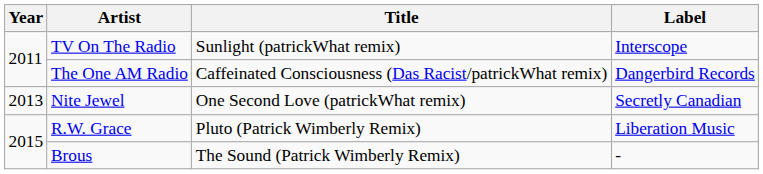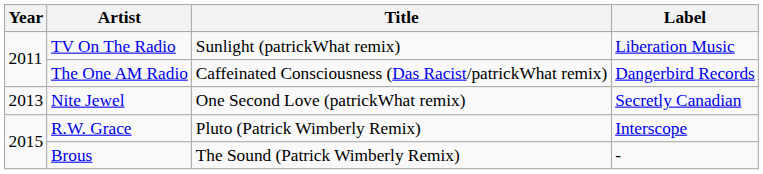(651, 45) Interscope -> (675, 45) Liberation Music
(675, 127) Liberation Music -> (651, 127) Interscope
